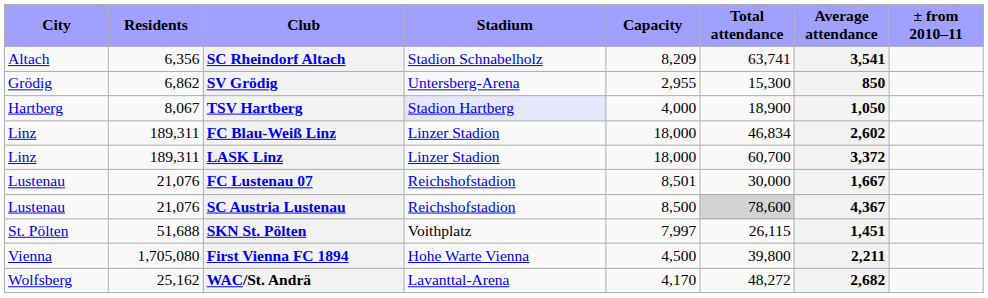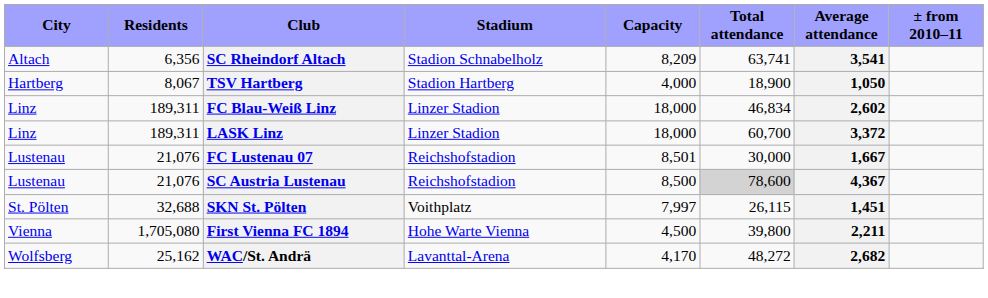- row: (242, 83)
(461, 108) lavender background -> (461, 83) no background
(178, 231) 51,688 -> (178, 206) 32,688
